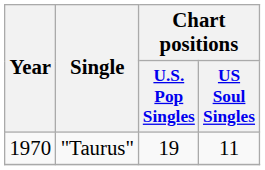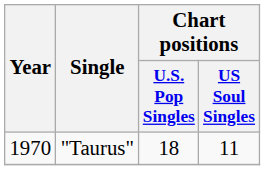(169, 147) 19 -> (169, 147) 18
